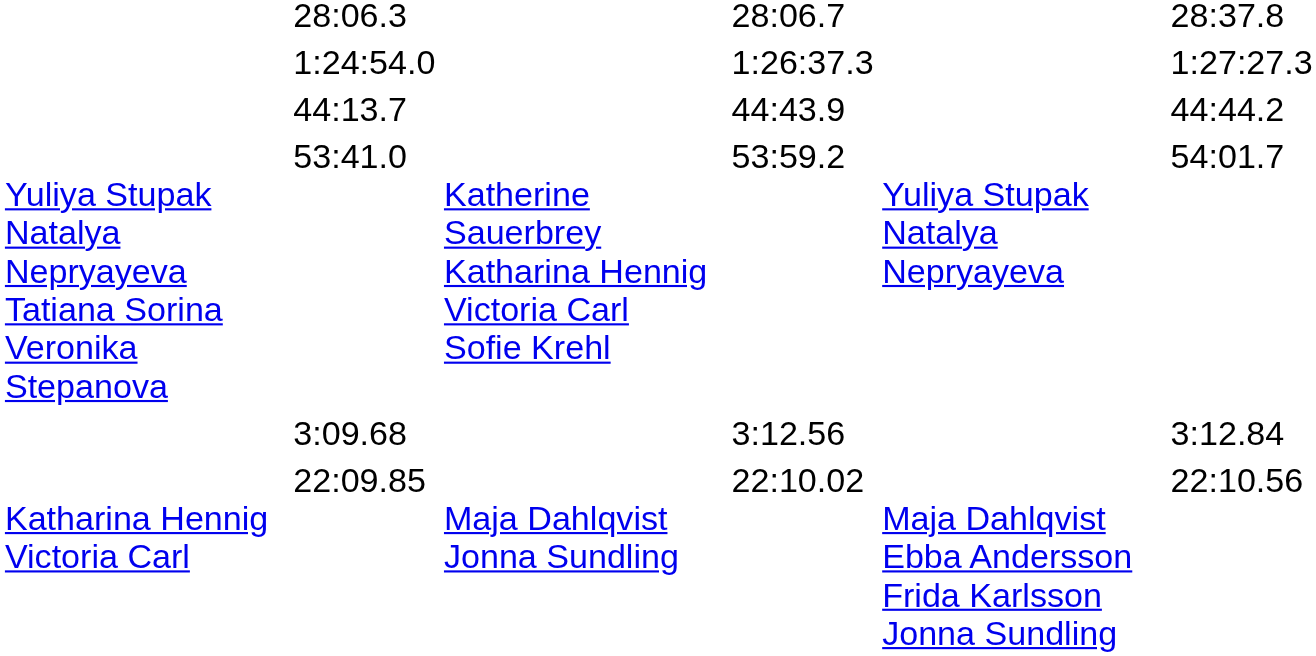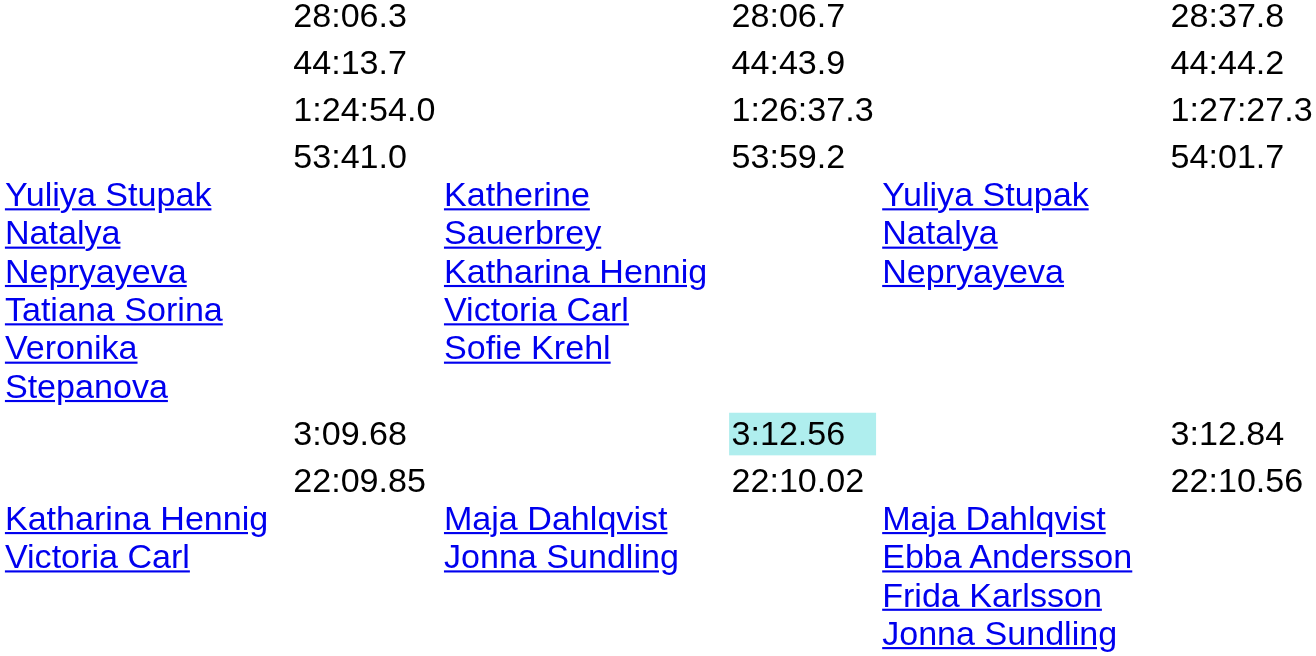rows swapped: (350, 109) <-> (364, 62)
(788, 433) no background -> (788, 433) paleturquoise background
